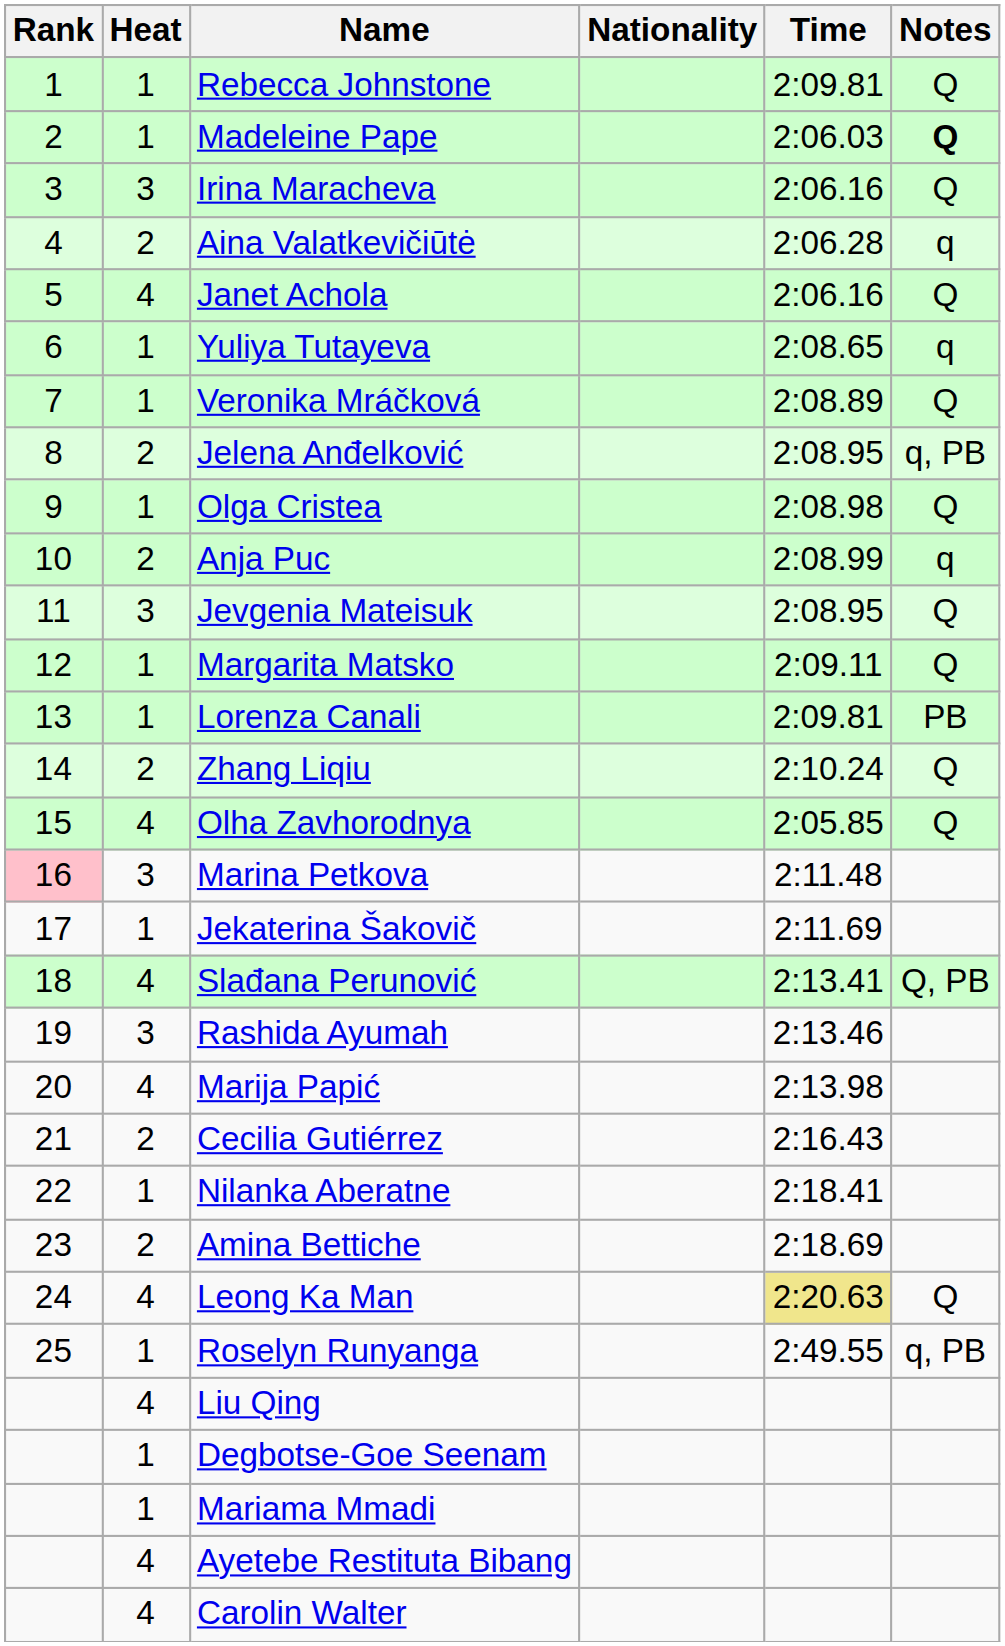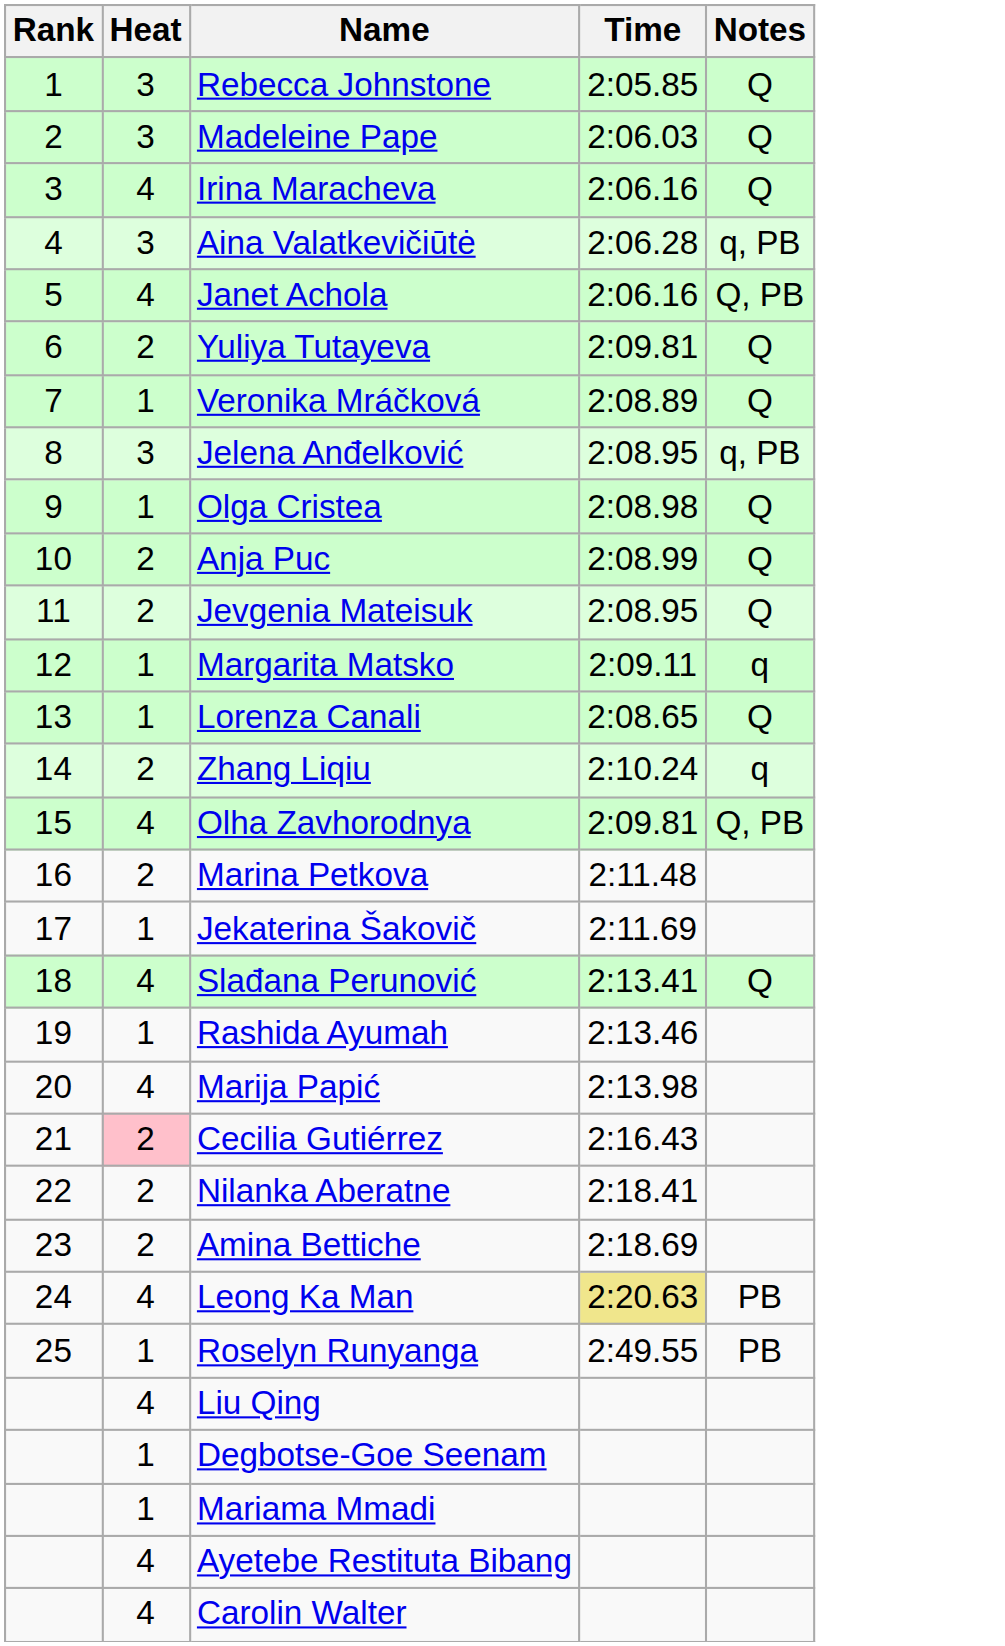- column: (672, 30)
(146, 83) 1 -> (146, 83) 3
(828, 83) 2:09.81 -> (643, 83) 2:05.85
(146, 136) 1 -> (146, 136) 3
(945, 136) bold -> (760, 136) normal
(146, 189) 3 -> (146, 189) 4
(146, 242) 2 -> (146, 242) 3
(945, 242) q -> (760, 242) q, PB
(945, 294) Q -> (760, 294) Q, PB
(146, 347) 1 -> (146, 347) 2
(828, 347) 2:08.65 -> (643, 347) 2:09.81
(945, 347) q -> (760, 347) Q
(146, 453) 2 -> (146, 453) 3
(945, 558) q -> (760, 558) Q
(146, 611) 3 -> (146, 611) 2
(945, 664) Q -> (760, 664) q
(828, 717) 2:09.81 -> (643, 717) 2:08.65
(945, 717) PB -> (760, 717) Q
(945, 769) Q -> (760, 769) q
(828, 822) 2:05.85 -> (643, 822) 2:09.81
(945, 822) Q -> (760, 822) Q, PB
(53, 875) pink background -> (53, 875) no background
(146, 875) 3 -> (146, 875) 2
(945, 980) Q, PB -> (760, 980) Q
(146, 1033) 3 -> (146, 1033) 1
(146, 1139) no background -> (146, 1139) pink background
(146, 1192) 1 -> (146, 1192) 2
(945, 1297) Q -> (760, 1297) PB
(945, 1350) q, PB -> (760, 1350) PB
